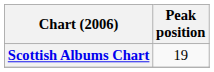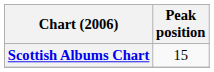(181, 55) 19 -> (181, 55) 15
